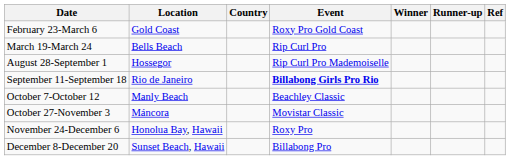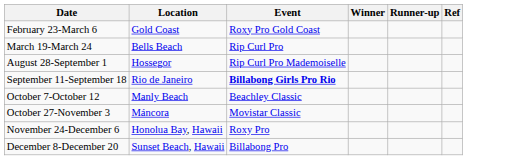- column: (248, 12)
